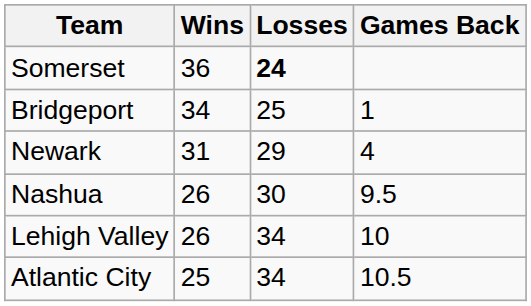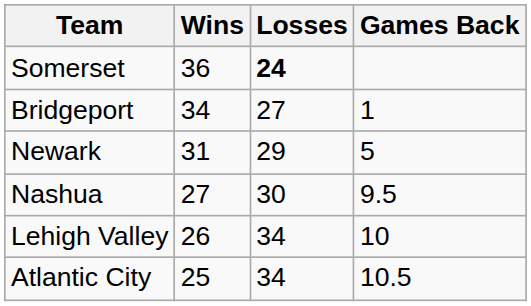(271, 109) 25 -> (271, 109) 27
(367, 151) 4 -> (367, 151) 5
(195, 194) 26 -> (195, 194) 27
